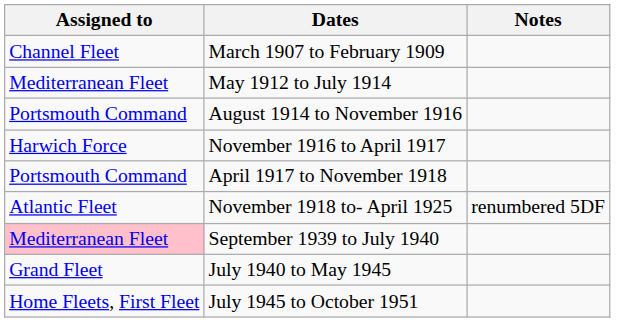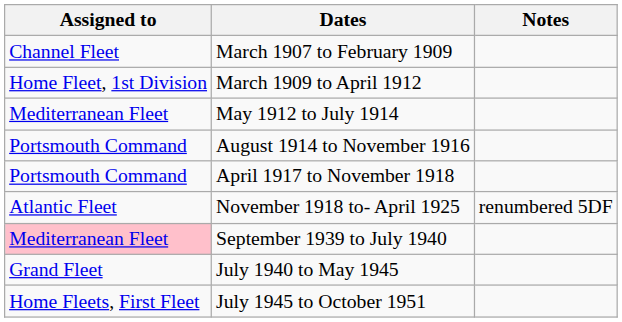+ row: (319, 82)
- row: (327, 144)
